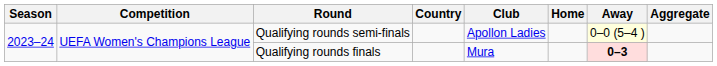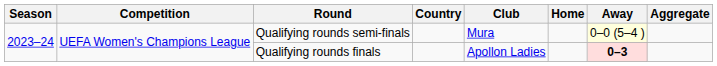(506, 33) Apollon Ladies -> (481, 33) Mura
(481, 52) Mura -> (506, 52) Apollon Ladies
